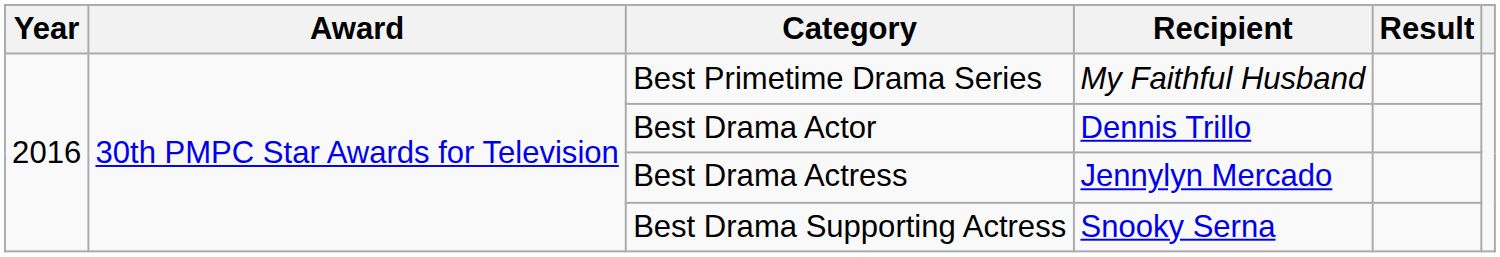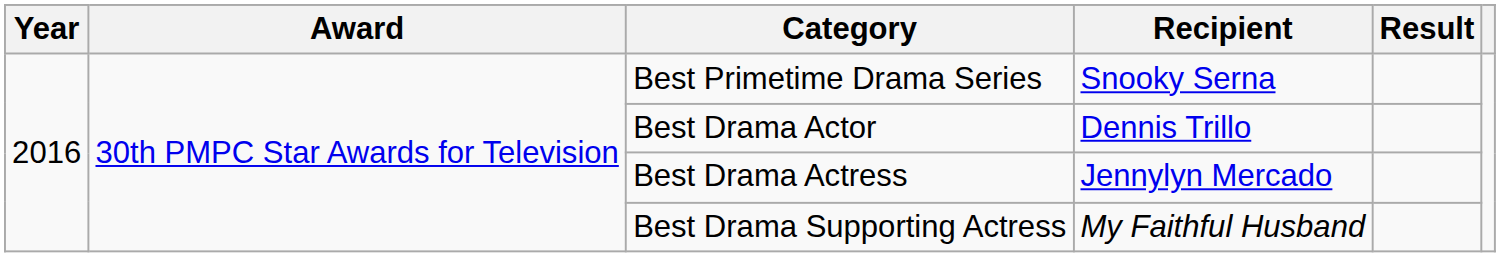(1223, 78) My Faithful Husband -> (1178, 78) Snooky Serna
(1178, 226) Snooky Serna -> (1223, 226) My Faithful Husband
